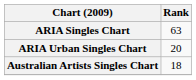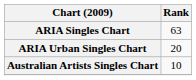(176, 65) 18 -> (176, 65) 10
